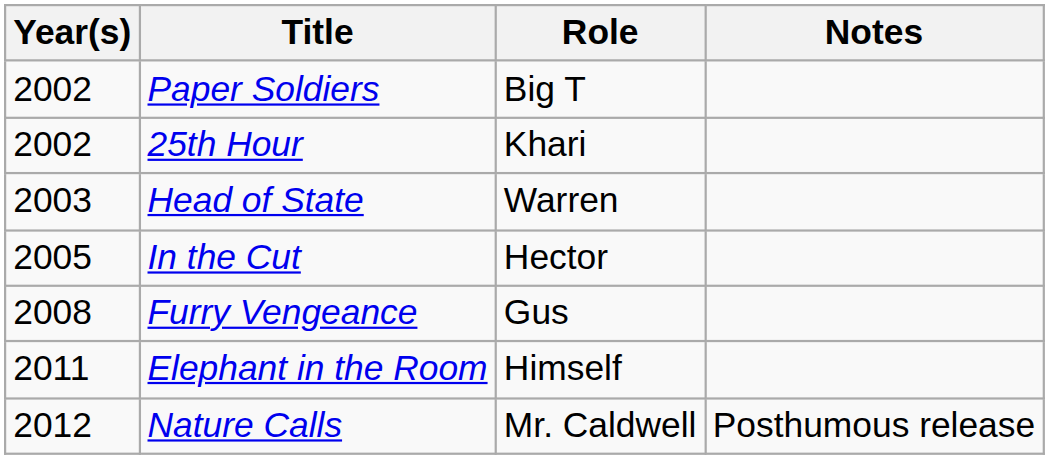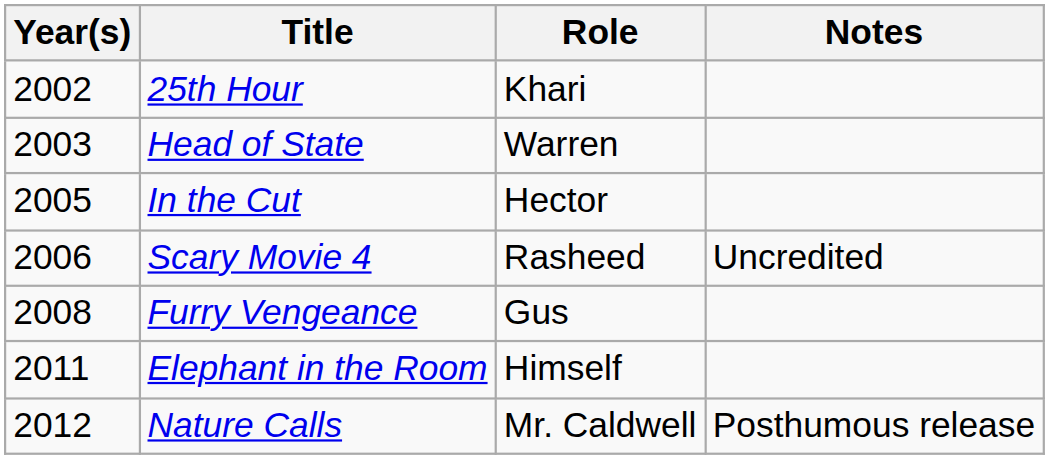- row: (263, 88)
+ row: (260, 256)
